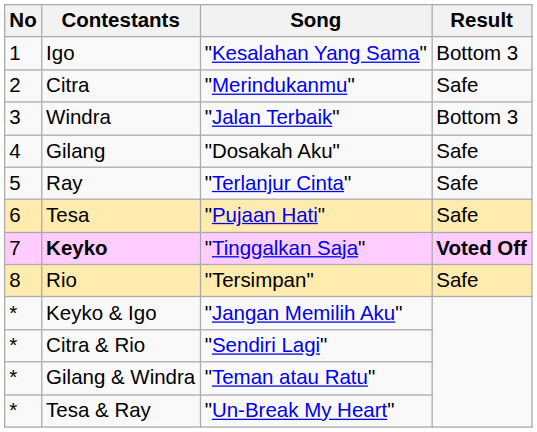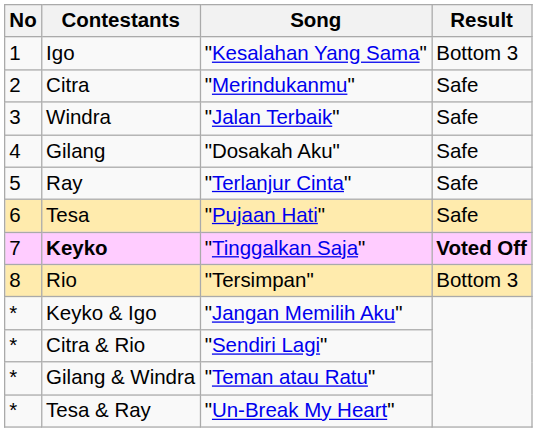(477, 118) Bottom 3 -> (457, 118) Safe
(457, 280) Safe -> (477, 280) Bottom 3
